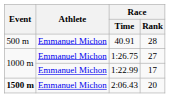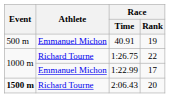(153, 41) 28 -> (153, 41) 19
(72, 56) Emmanuel Michon -> (66, 56) Richard Tourne
(153, 56) 27 -> (153, 56) 22
(72, 85) Emmanuel Michon -> (66, 85) Richard Tourne
